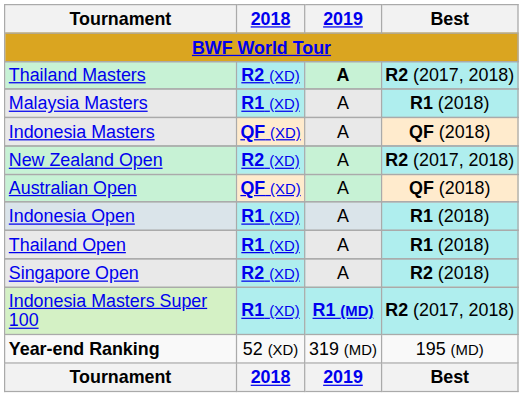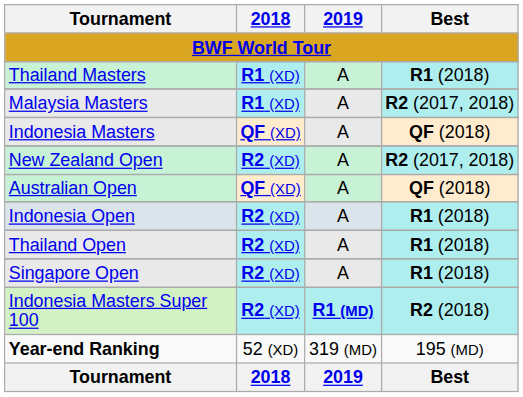(271, 76) R2 (XD) -> (271, 76) R1 (XD)
(343, 76) bold -> (343, 76) normal
(450, 76) R2 (2017, 2018) -> (450, 76) R1 (2018)
(450, 104) R1 (2018) -> (450, 104) R2 (2017, 2018)
(271, 217) R1 (XD) -> (271, 217) R2 (XD)
(271, 245) R1 (XD) -> (271, 245) R2 (XD)
(450, 273) R2 (2018) -> (450, 273) R1 (2018)
(271, 311) R1 (XD) -> (271, 311) R2 (XD)
(450, 311) R2 (2017, 2018) -> (450, 311) R2 (2018)
